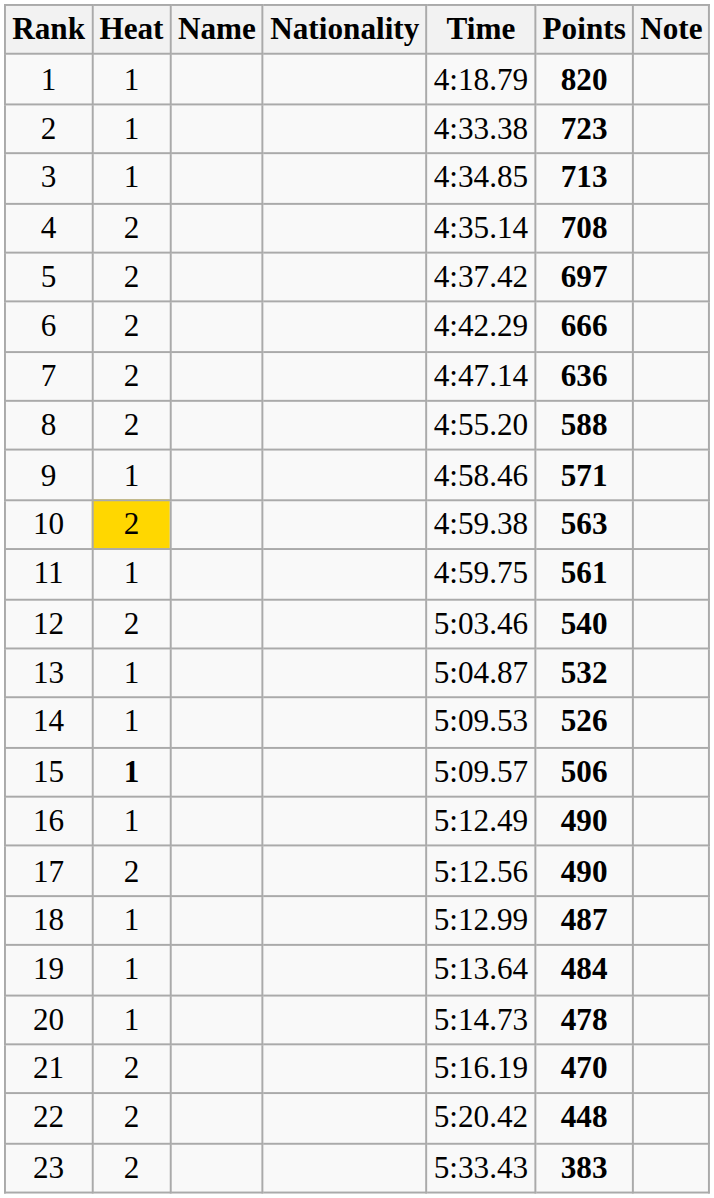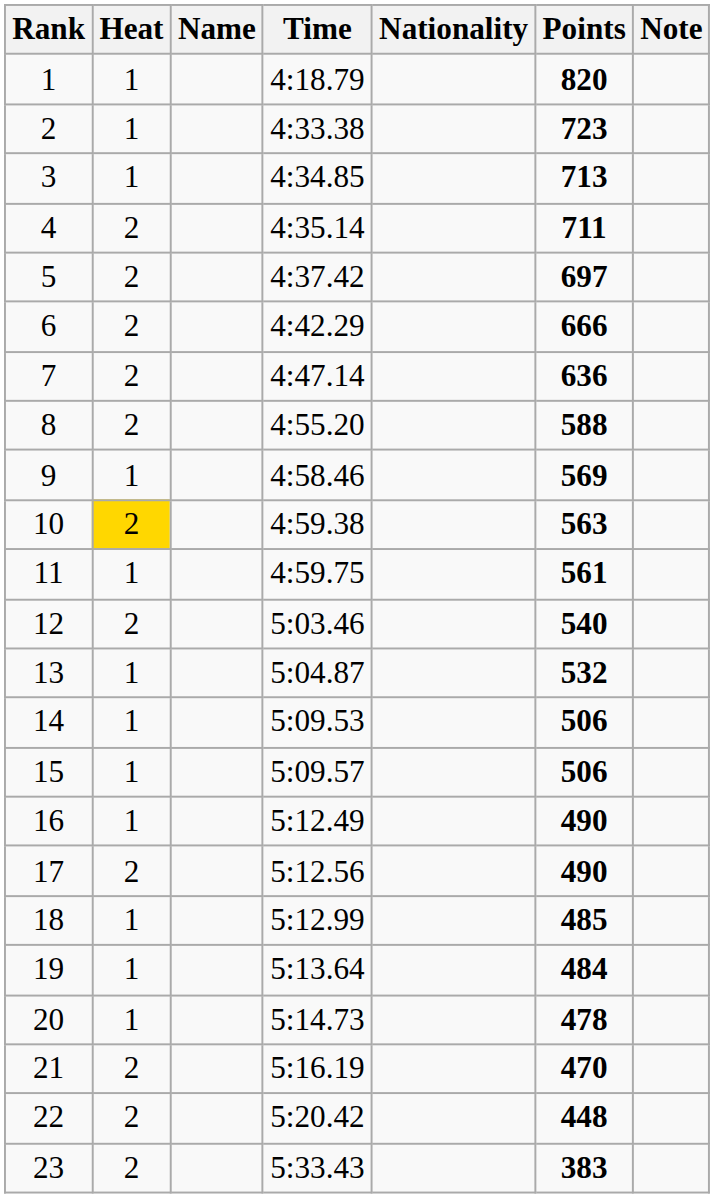columns swapped: (345, 29) <-> (481, 29)
(584, 227) 708 -> (584, 227) 711
(584, 474) 571 -> (584, 474) 569
(584, 721) 526 -> (584, 721) 506
(131, 771) bold -> (131, 771) normal
(584, 919) 487 -> (584, 919) 485
